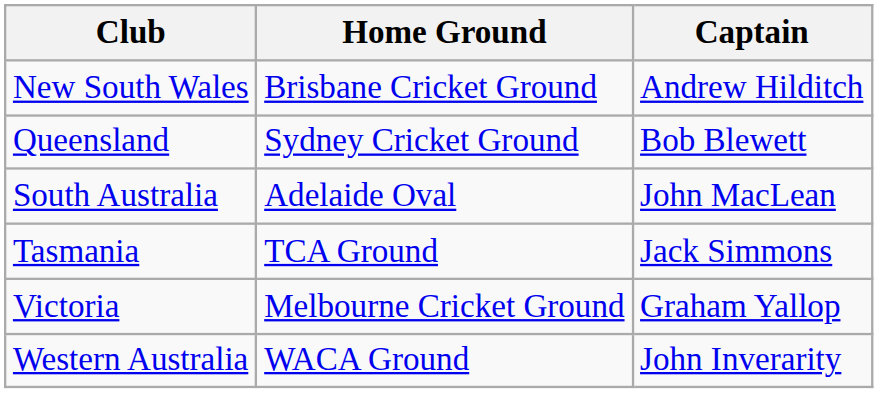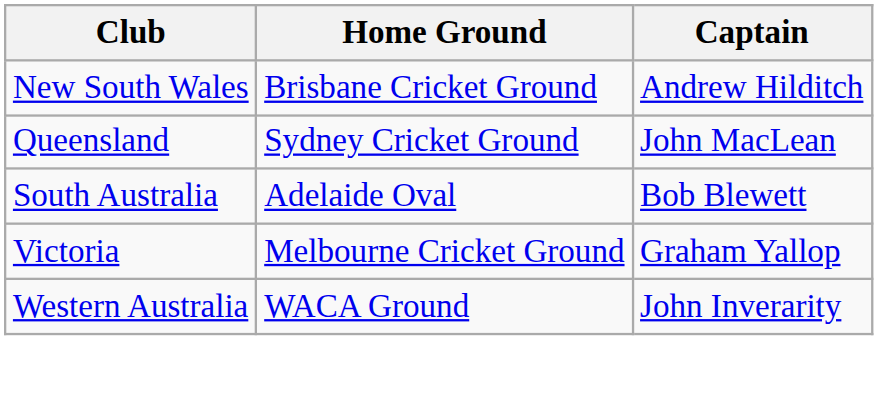(723, 141) Bob Blewett -> (738, 141) John MacLean
(738, 196) John MacLean -> (723, 196) Bob Blewett
- row: (76, 250)
